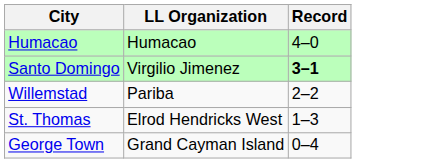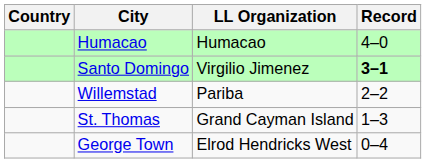+ column: (39, 17)
(205, 119) Elrod Hendricks West -> (275, 119) Grand Cayman Island
(206, 145) Grand Cayman Island -> (274, 145) Elrod Hendricks West
